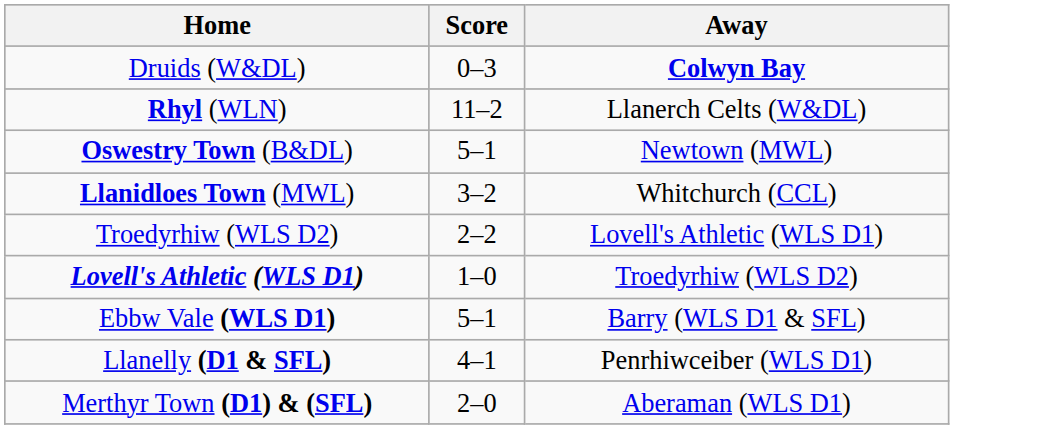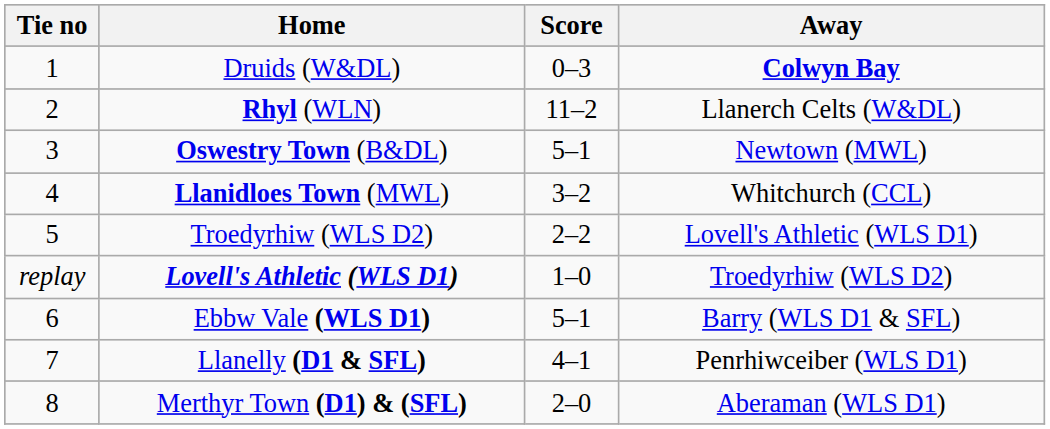+ column: (52, 25)
